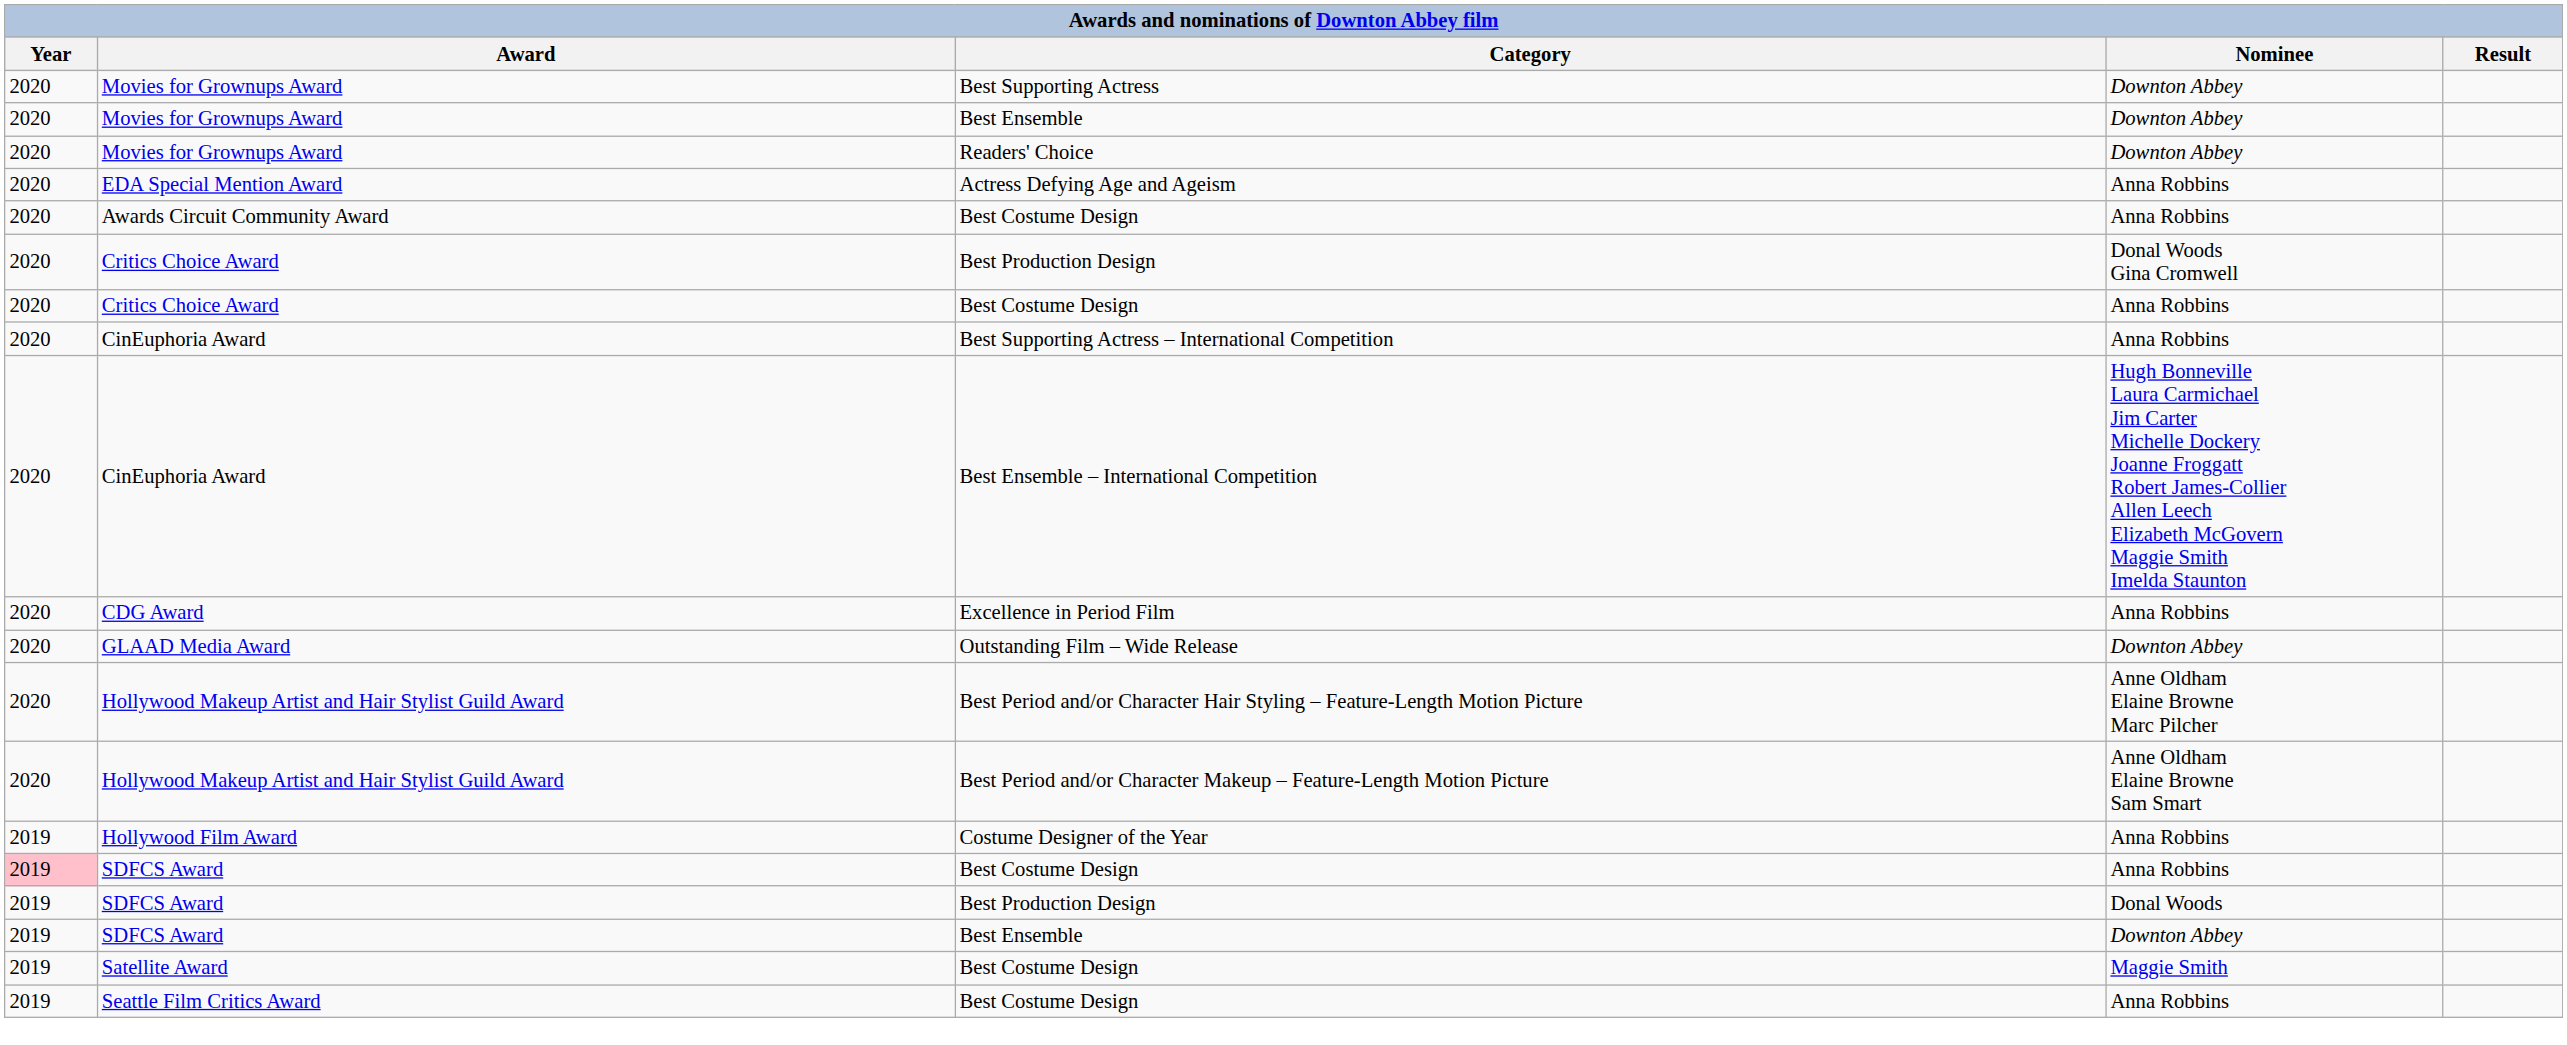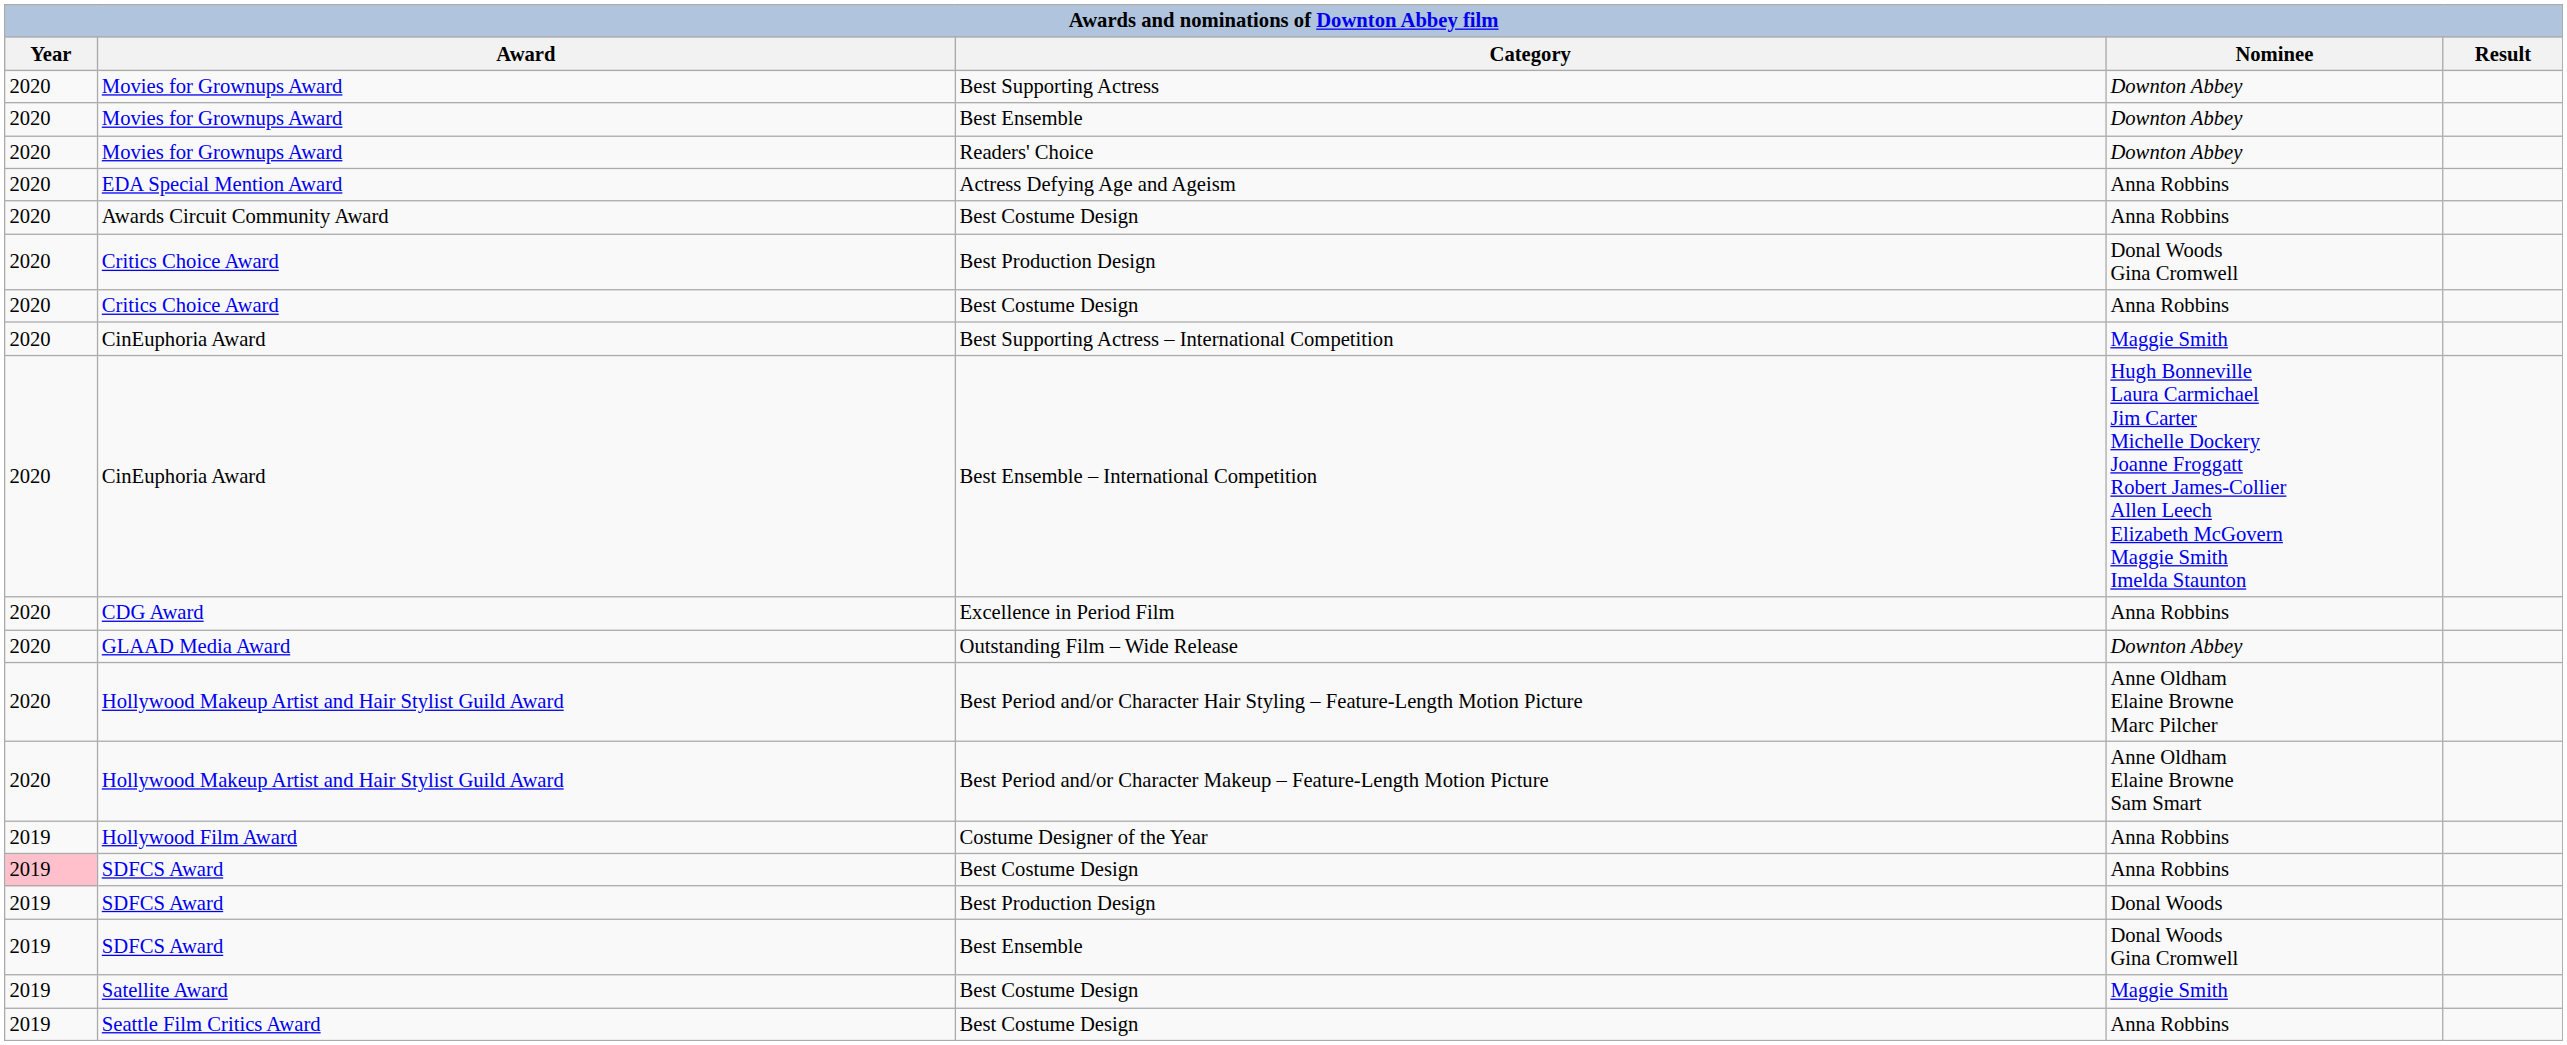(2170, 338) Anna Robbins -> (2169, 338) Maggie Smith
(2176, 935) Downton Abbey -> (2174, 946) Donal Woods Gina Cromwell
